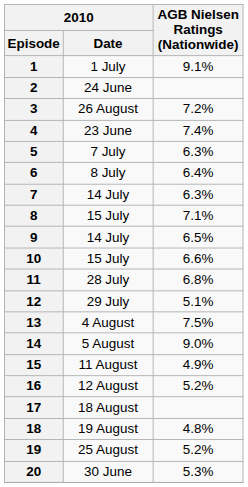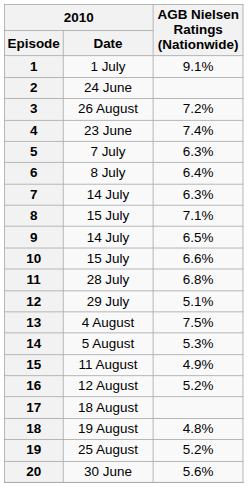(198, 343) 9.0% -> (198, 343) 5.3%
(198, 471) 5.3% -> (198, 471) 5.6%
